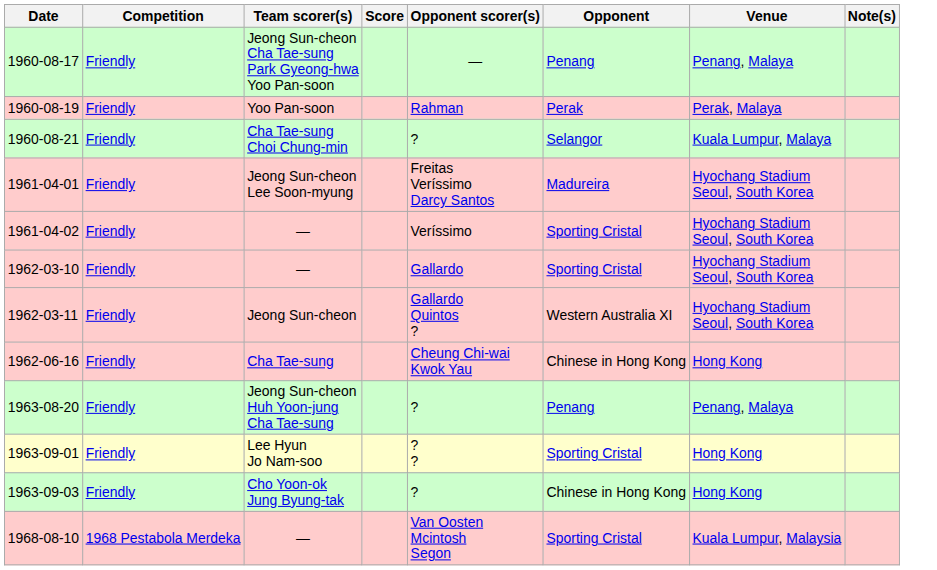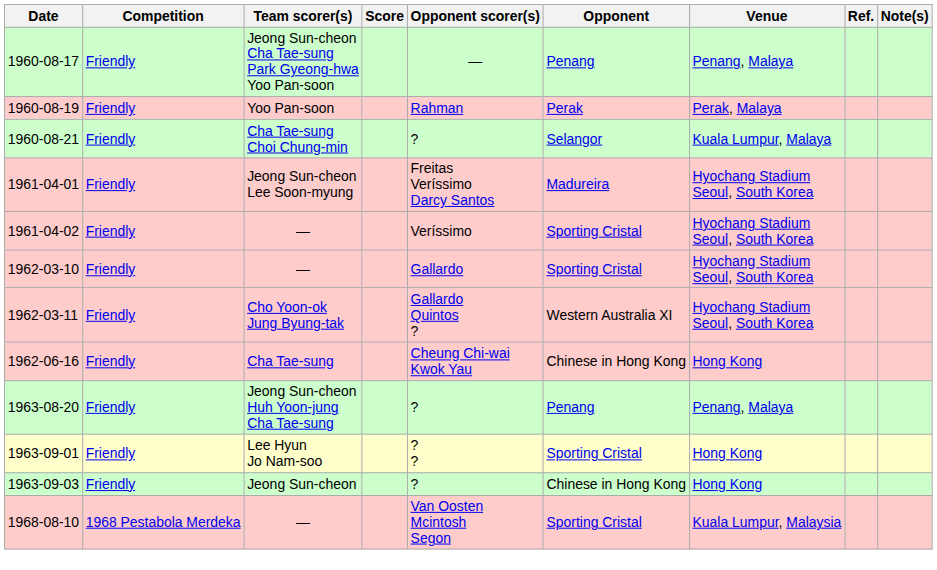+ column: (861, 16)
(302, 315) Jeong Sun-cheon -> (296, 315) Cho Yoon-ok Jung Byung-tak
(296, 492) Cho Yoon-ok Jung Byung-tak -> (302, 484) Jeong Sun-cheon
